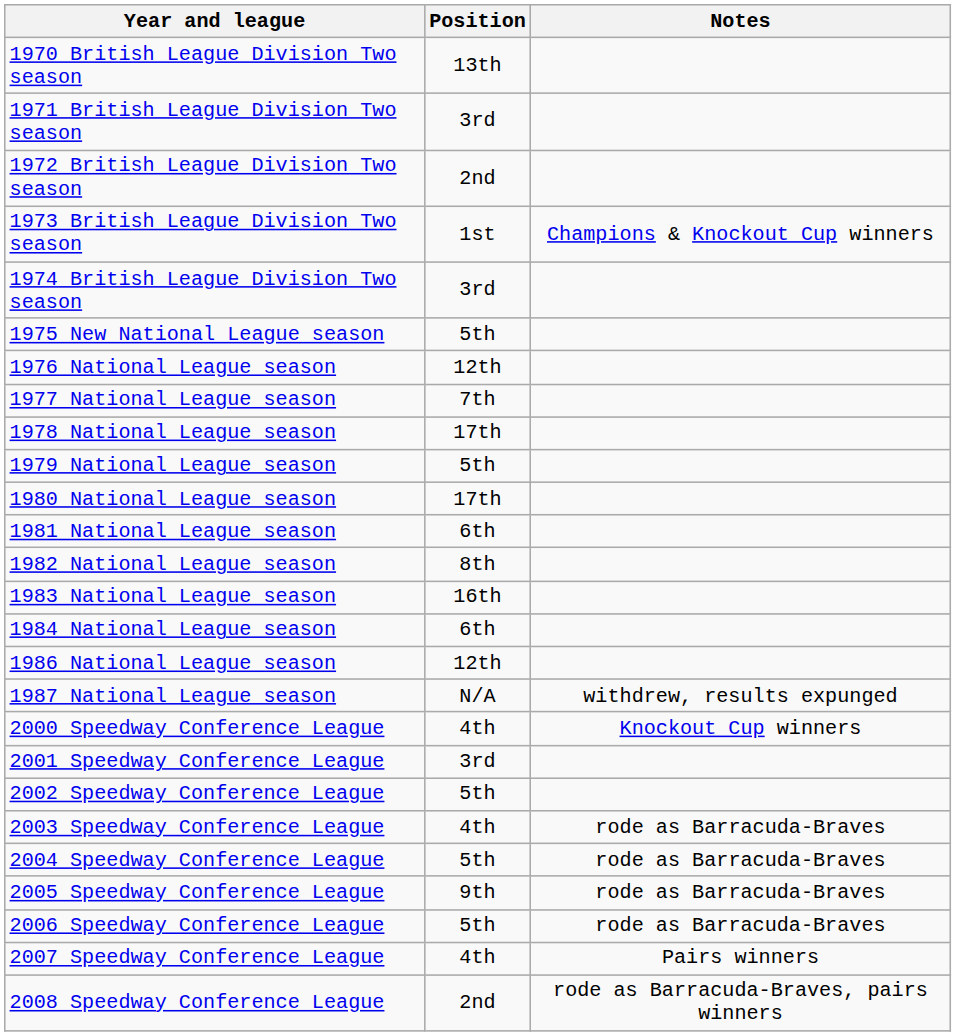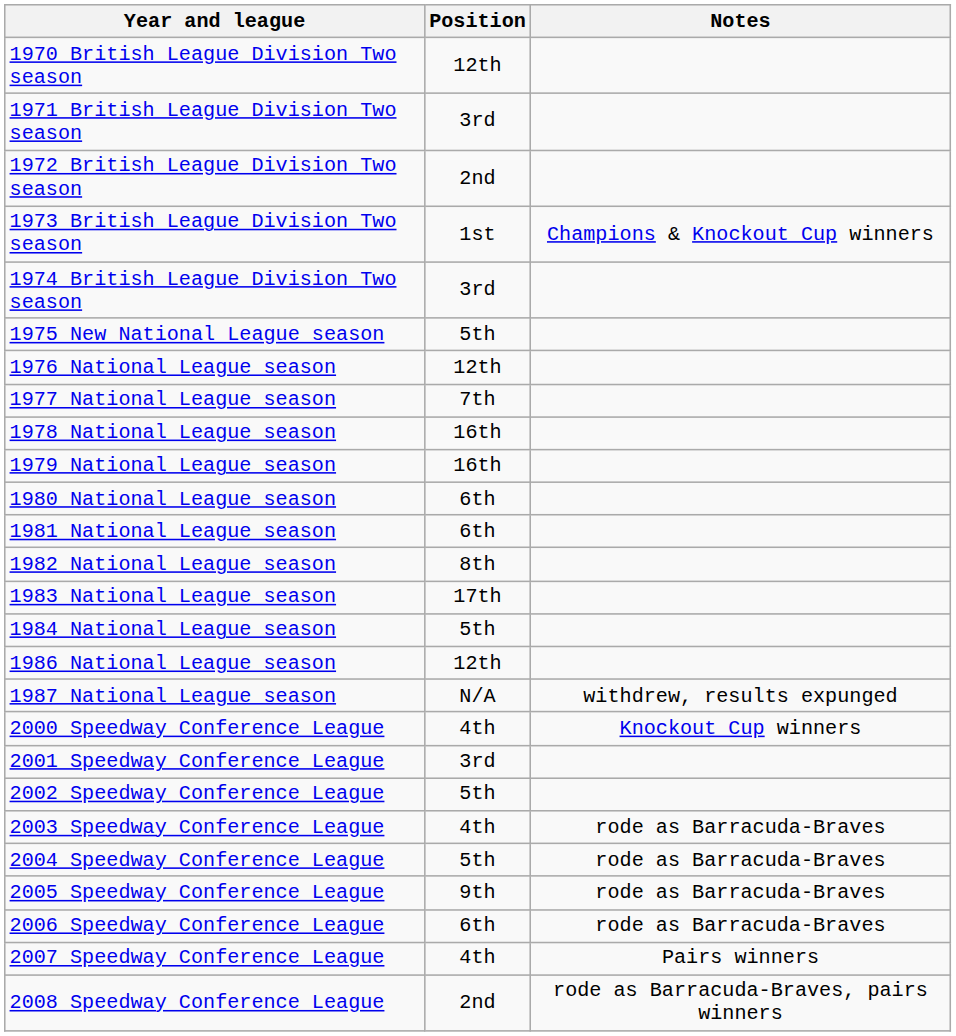(478, 66) 13th -> (478, 66) 12th
(478, 433) 17th -> (478, 433) 16th
(478, 466) 5th -> (478, 466) 16th
(478, 499) 17th -> (478, 499) 6th
(478, 597) 16th -> (478, 597) 17th
(478, 630) 6th -> (478, 630) 5th
(478, 926) 5th -> (478, 926) 6th
